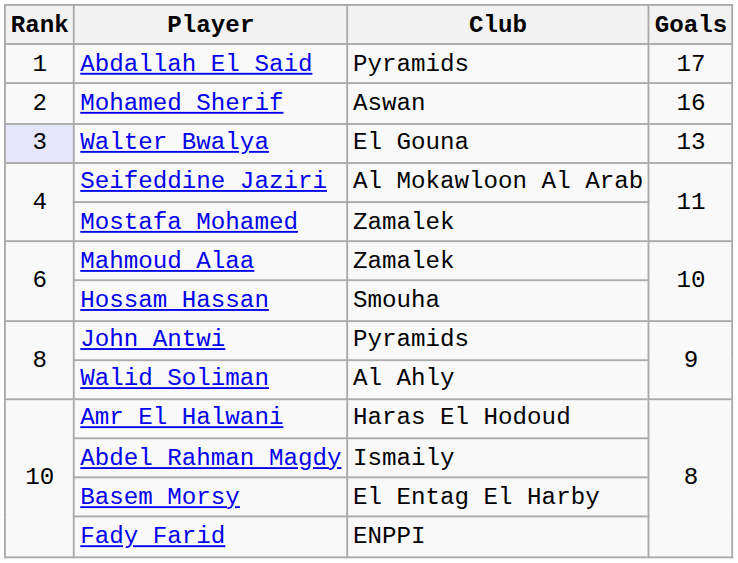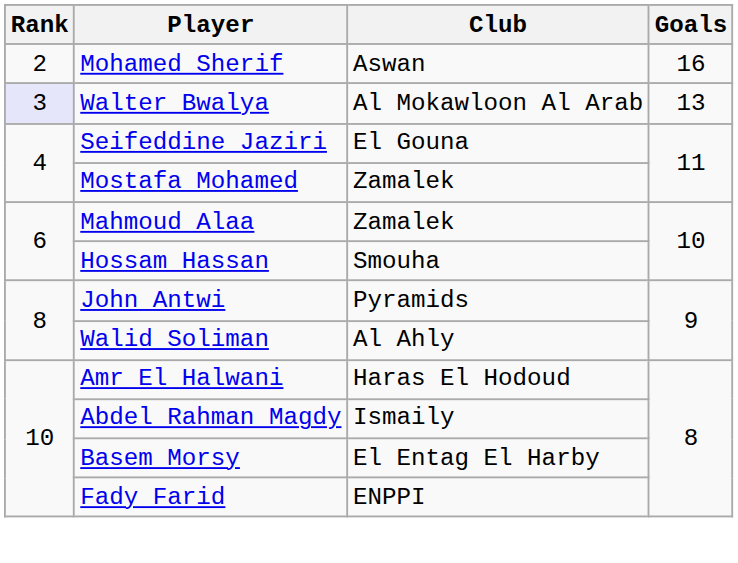- row: (196, 64)
(411, 143) El Gouna -> (498, 103) Al Mokawloon Al Arab
(498, 182) Al Mokawloon Al Arab -> (411, 143) El Gouna
